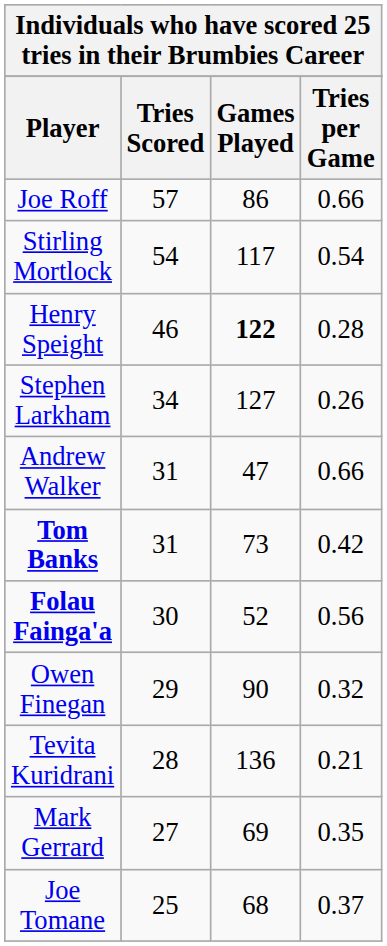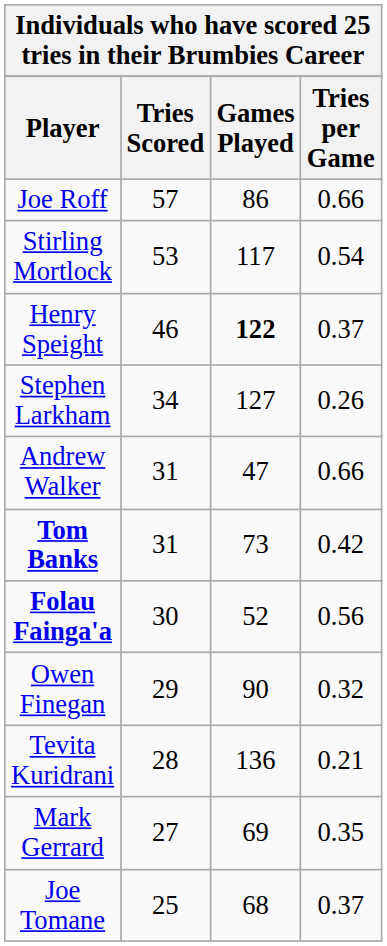(165, 256) 54 -> (165, 256) 53
(341, 328) 0.28 -> (341, 328) 0.37
